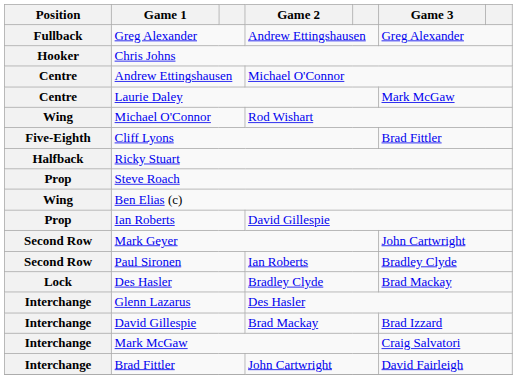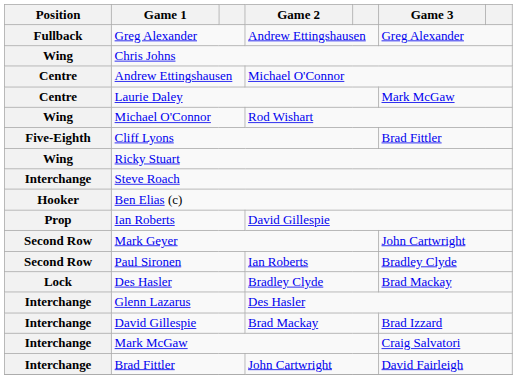(58, 55) Hooker -> (58, 55) Wing
(58, 158) Halfback -> (58, 158) Wing
(58, 179) Prop -> (58, 179) Interchange
(58, 199) Wing -> (58, 199) Hooker
